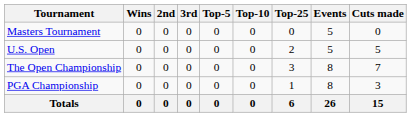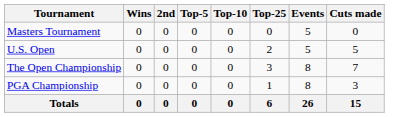- column: (189, 13)
